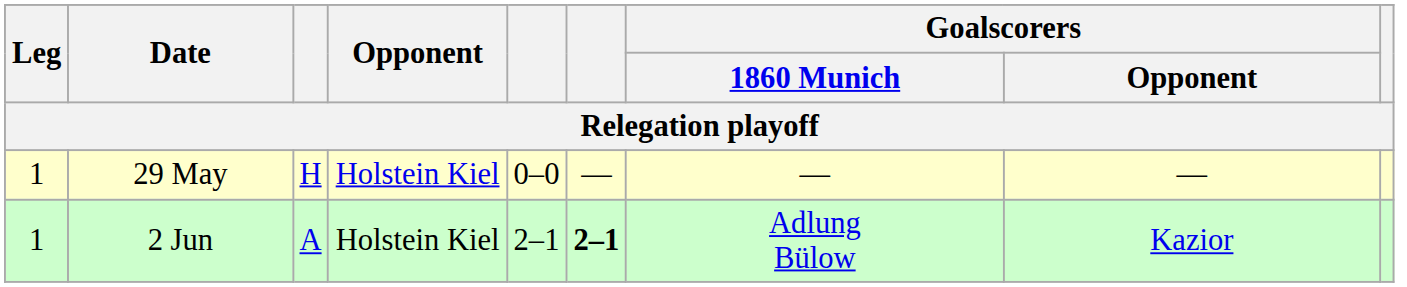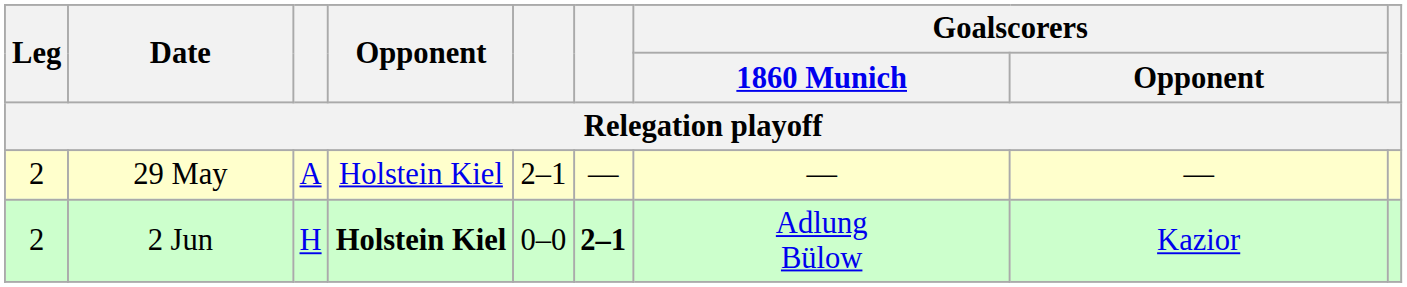(37, 174) 1 -> (37, 174) 2
(311, 174) H -> (311, 174) A
(537, 174) 0–0 -> (543, 174) 2–1
(37, 239) 1 -> (37, 239) 2
(311, 239) A -> (311, 239) H
(418, 239) normal -> (421, 239) bold
(537, 239) 2–1 -> (543, 239) 0–0
